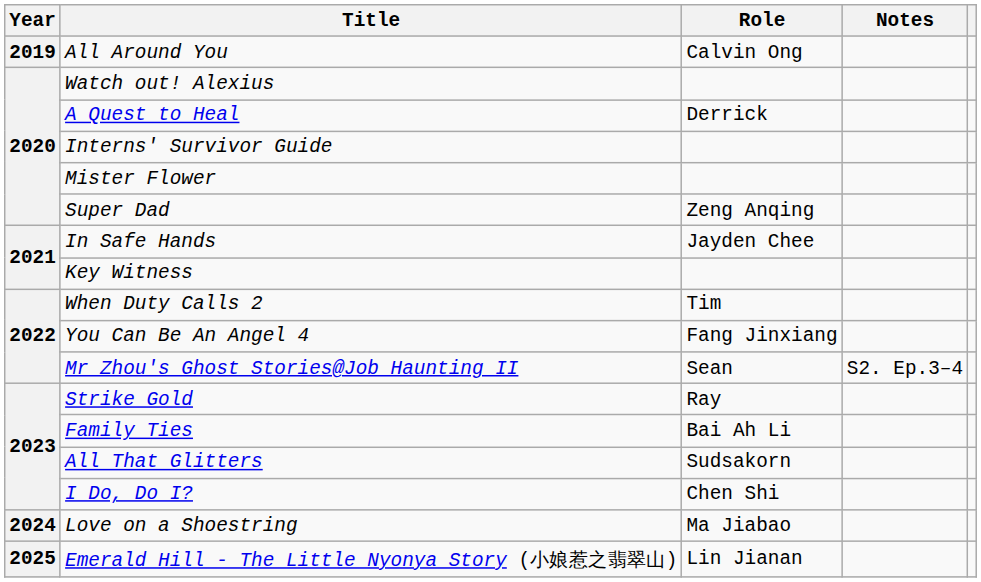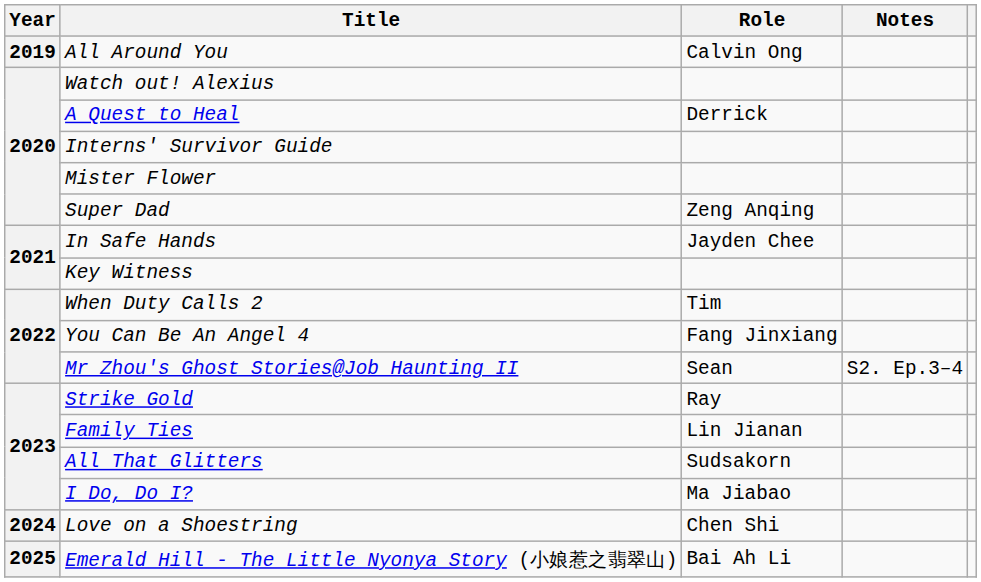(739, 431) Bai Ah Li -> (745, 431) Lin Jianan
(733, 494) Chen Shi -> (739, 494) Ma Jiabao
(739, 526) Ma Jiabao -> (733, 526) Chen Shi
(745, 559) Lin Jianan -> (739, 559) Bai Ah Li
